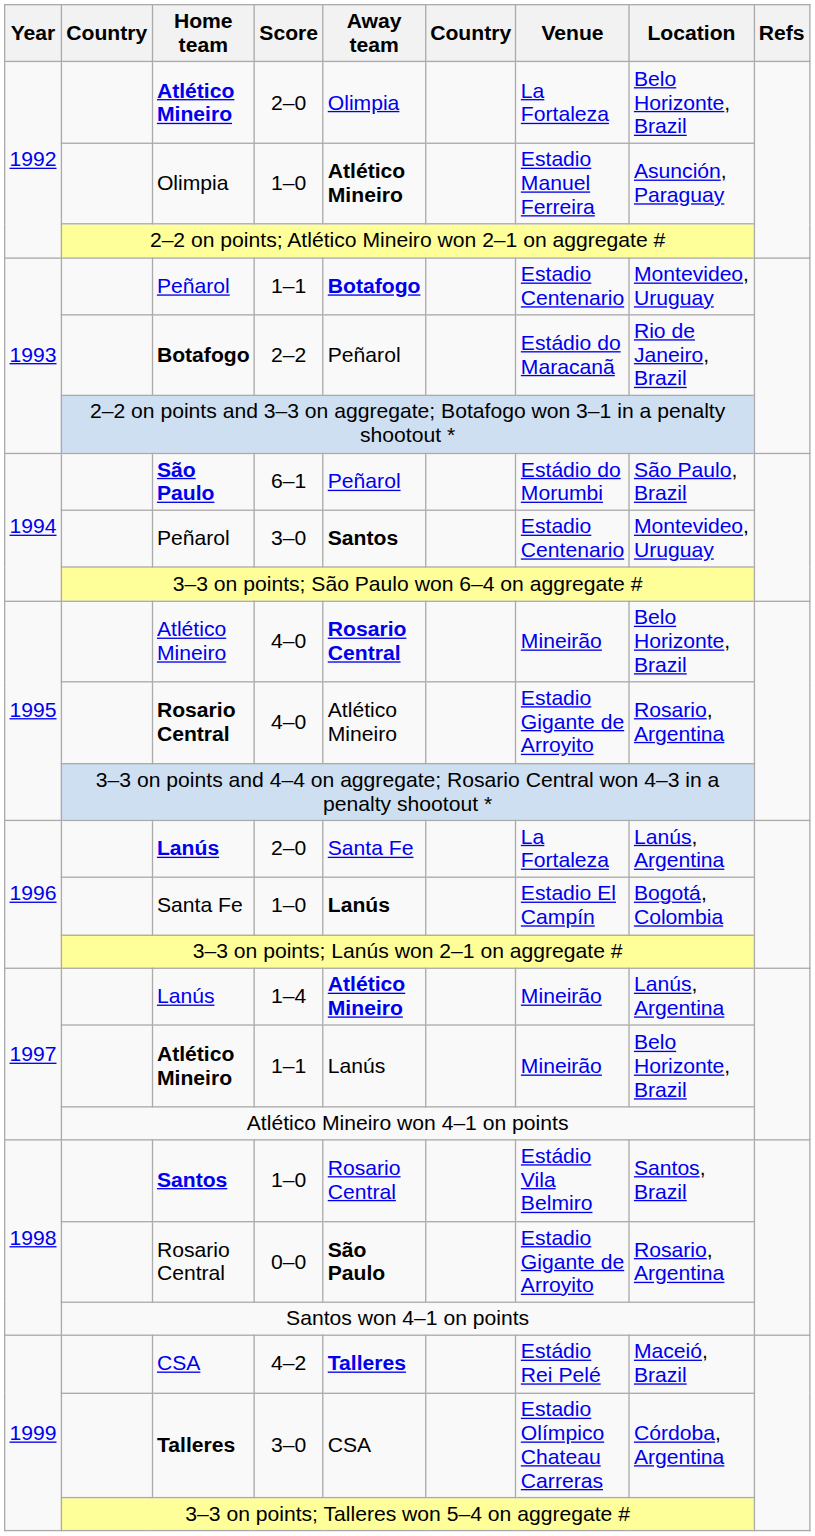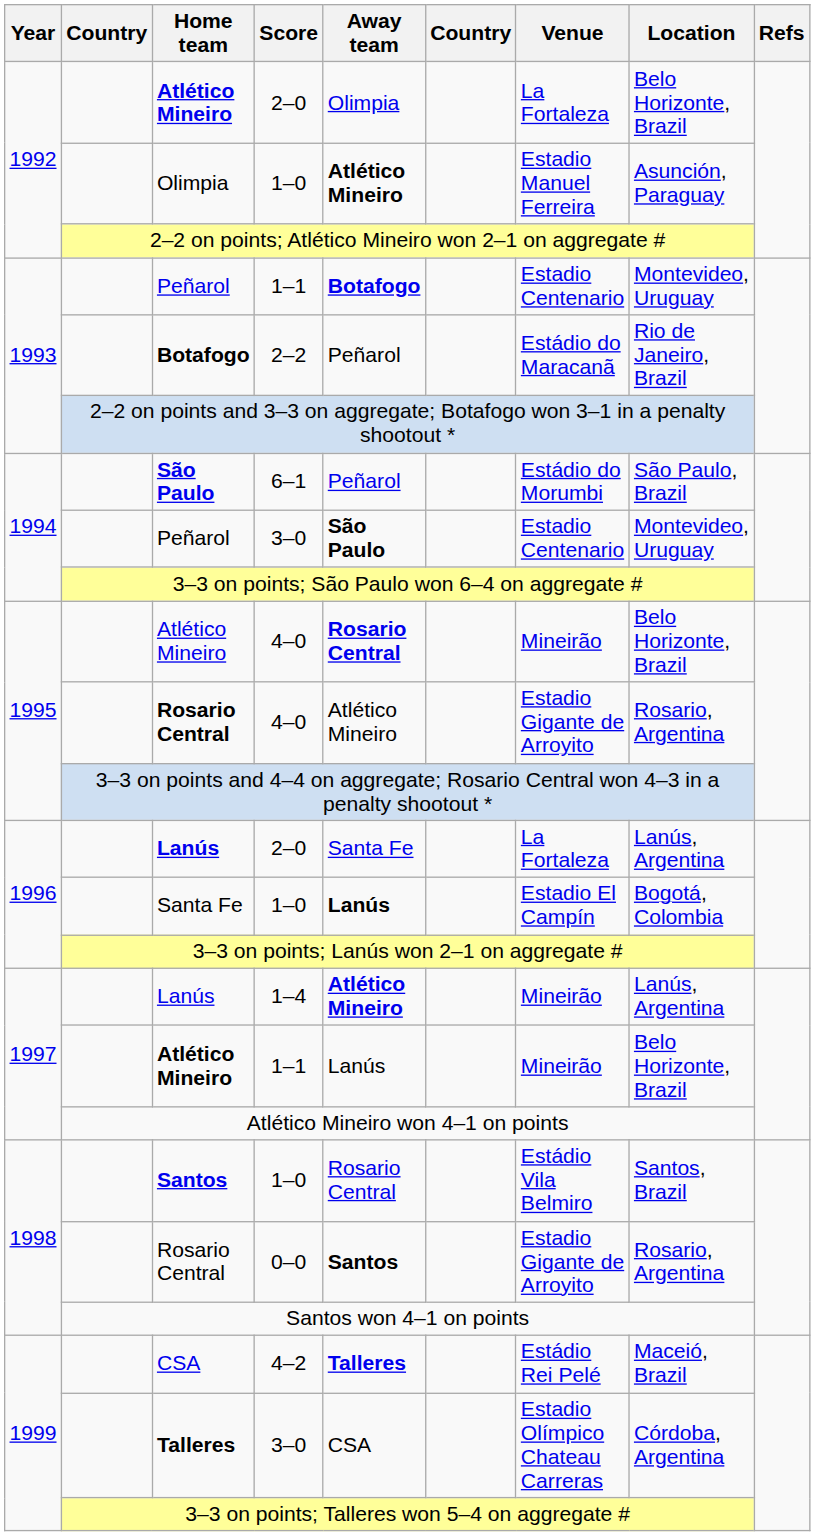(363, 538) Santos -> (357, 538) São Paulo
(357, 1261) São Paulo -> (363, 1261) Santos
